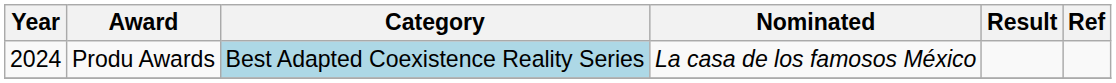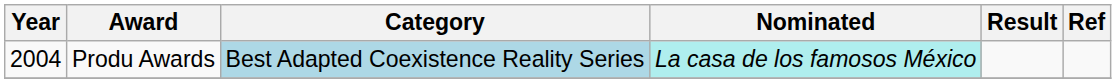(36, 59) 2024 -> (36, 59) 2004
(816, 59) no background -> (816, 59) paleturquoise background
